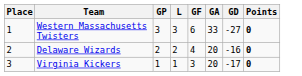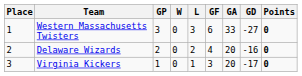+ column: (179, 11)
